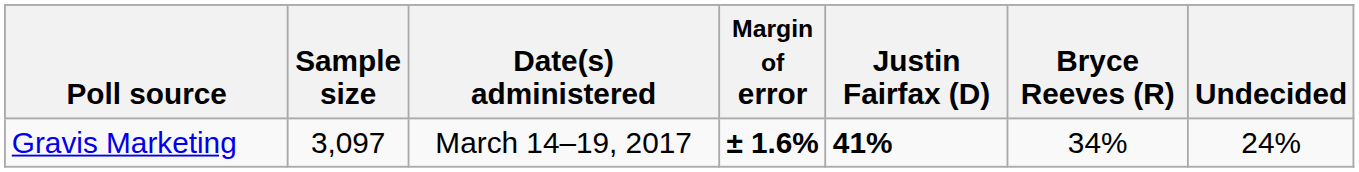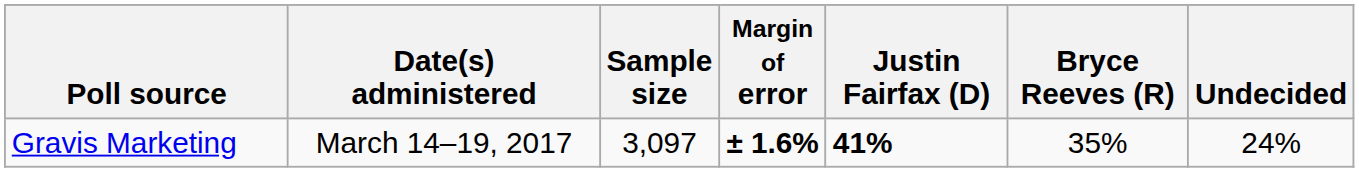columns swapped: (564, 78) <-> (348, 78)
(1098, 142) 34% -> (1098, 142) 35%
